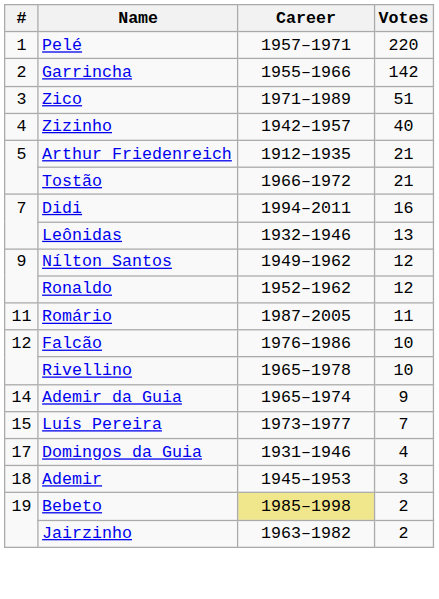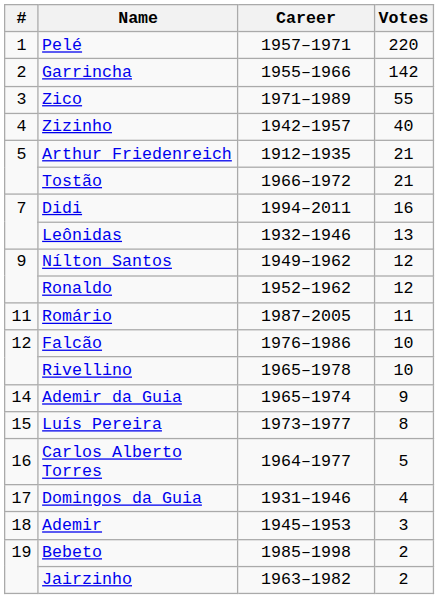(404, 100) 51 -> (404, 100) 55
(404, 425) 7 -> (404, 425) 8
+ row: (112, 462)
(306, 506) khaki background -> (306, 553) no background
